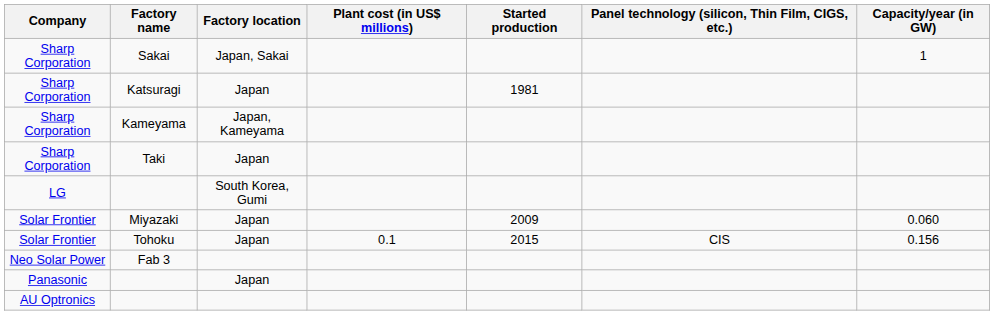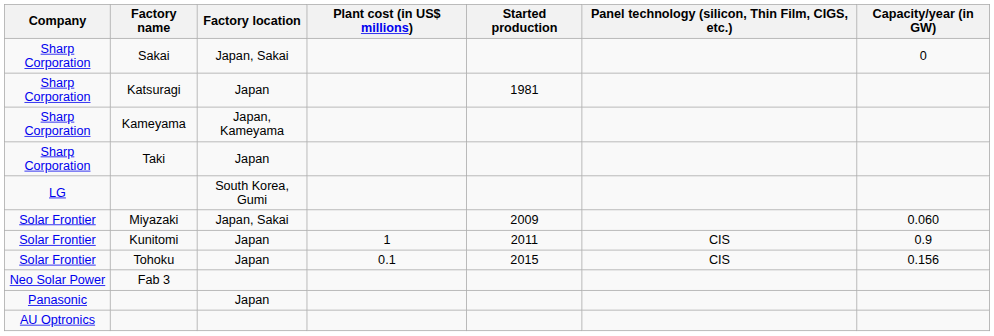(923, 55) 1 -> (923, 55) 0
(252, 220) Japan -> (252, 220) Japan, Sakai
+ row: (57, 240)
